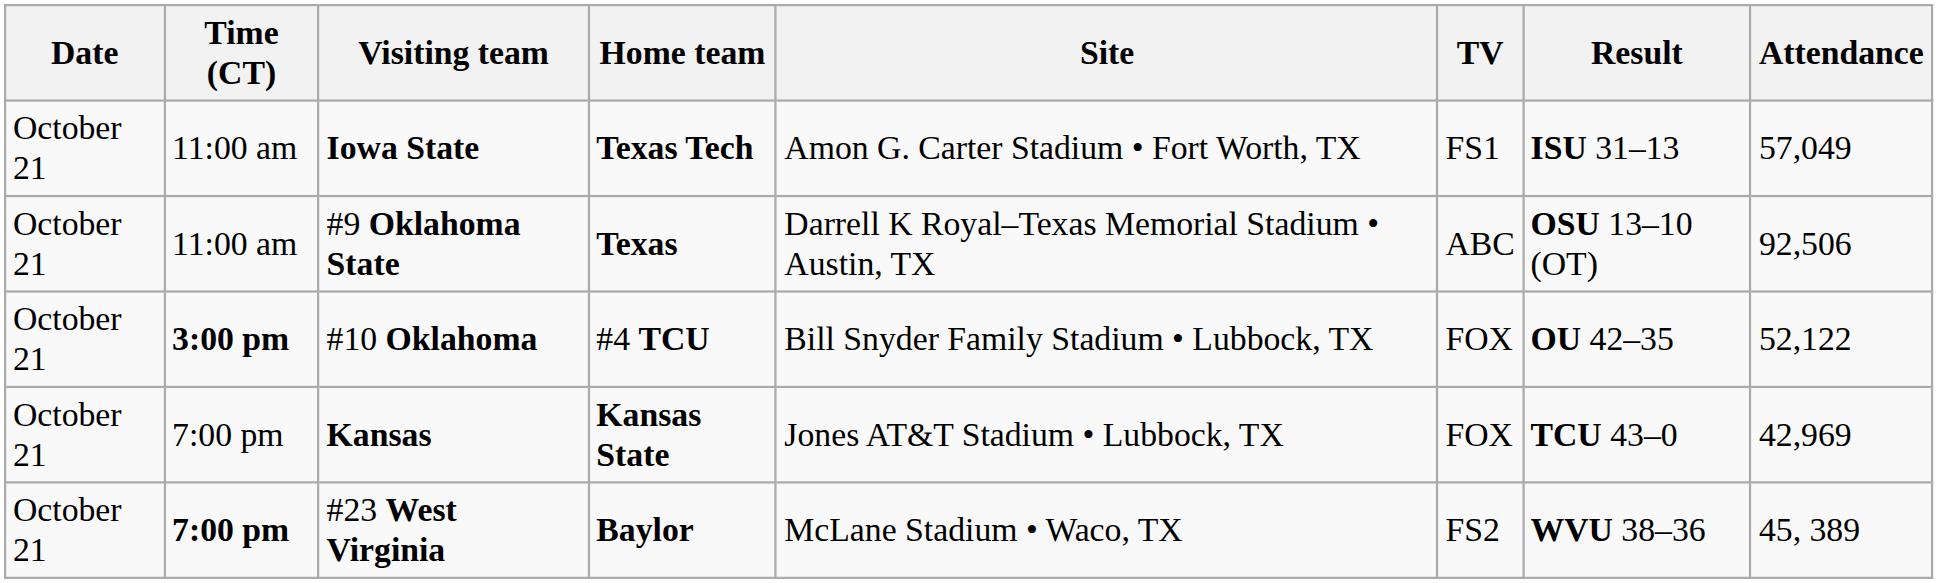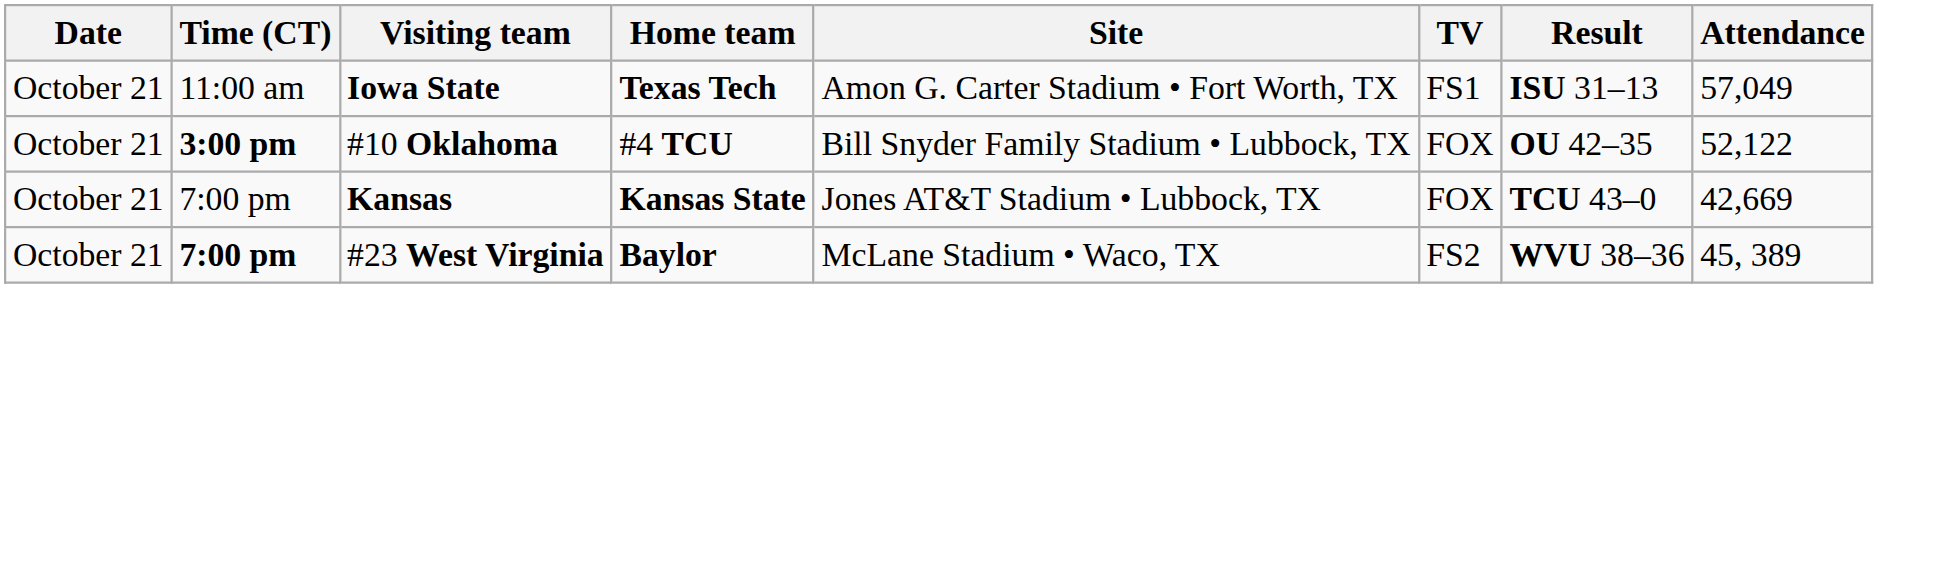- row: (424, 243)
(1805, 434) 42,969 -> (1747, 199) 42,669
